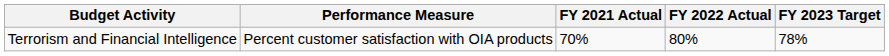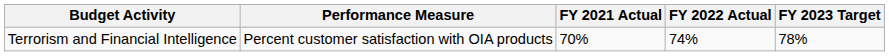(683, 39) 80% -> (683, 39) 74%
